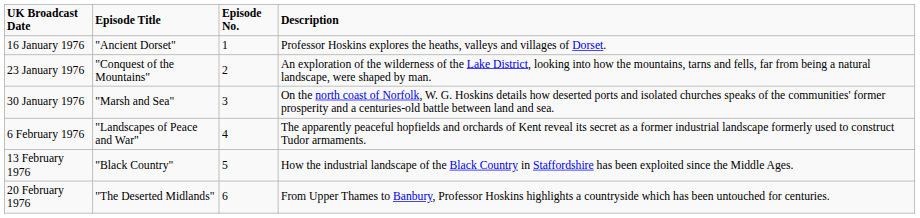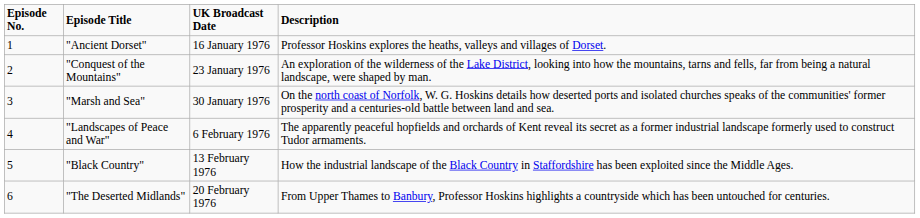columns swapped: (242, 20) <-> (42, 20)
